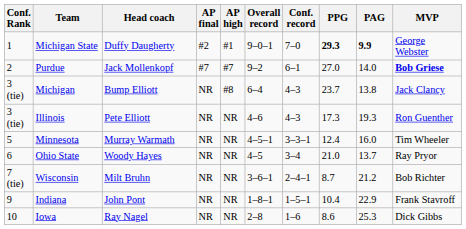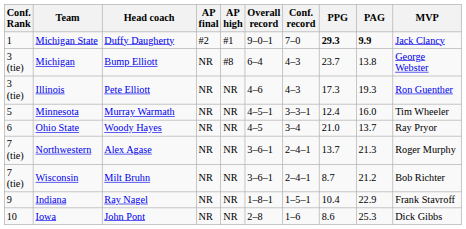(412, 46) George Webster -> (420, 40) Jack Clancy
- row: (50, 68)
(420, 90) Jack Clancy -> (412, 62) George Webster
+ row: (63, 150)
(125, 200) John Pont -> (126, 200) Ray Nagel
(126, 216) Ray Nagel -> (125, 216) John Pont
